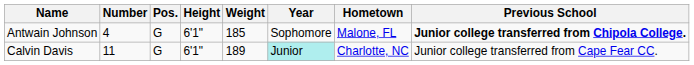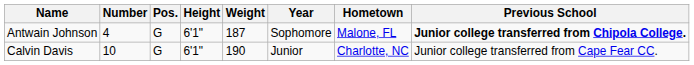(236, 32) 185 -> (236, 32) 187
(109, 51) 11 -> (109, 51) 10
(236, 51) 189 -> (236, 51) 190
(287, 51) paleturquoise background -> (287, 51) no background
